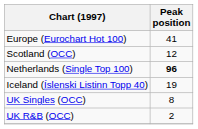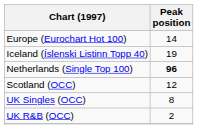(171, 38) 41 -> (171, 38) 14
rows swapped: (77, 85) <-> (41, 54)
